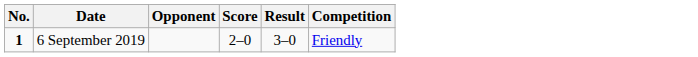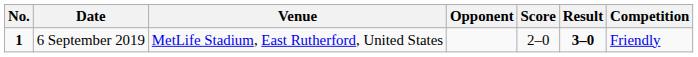+ column: (297, 16)
(285, 39) normal -> (583, 39) bold
